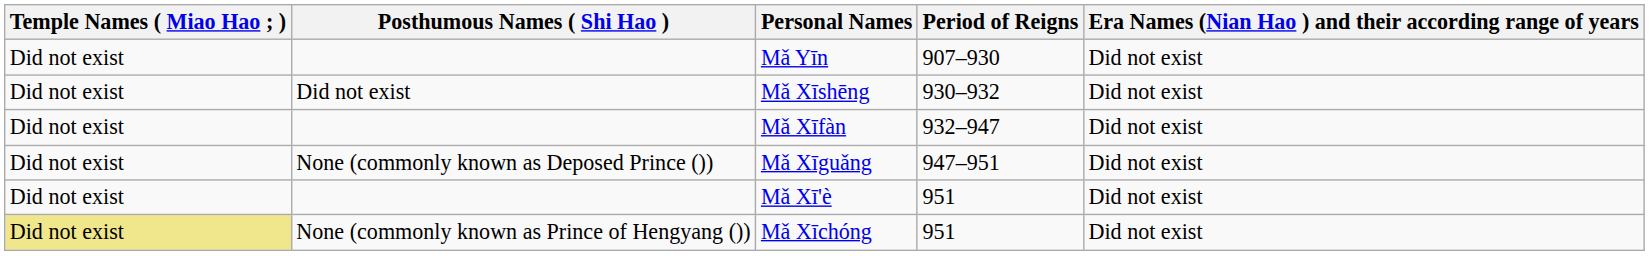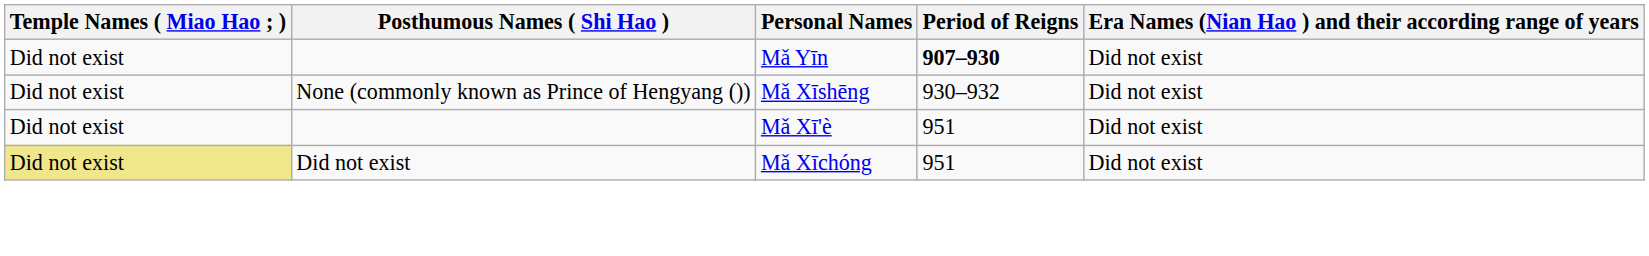(961, 57) normal -> (961, 57) bold
(353, 92) Did not exist -> (524, 92) None (commonly known as Prince of Hengyang ())
- row: (804, 127)
- row: (816, 162)
(524, 232) None (commonly known as Prince of Hengyang ()) -> (353, 162) Did not exist
